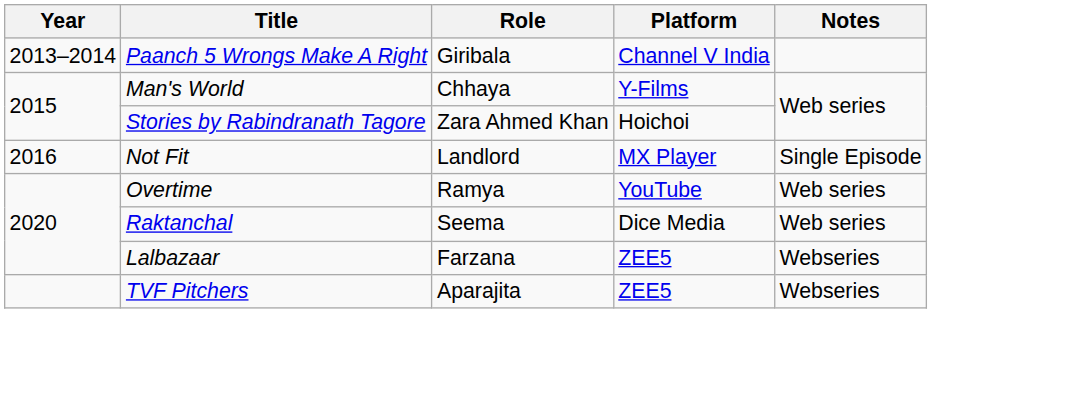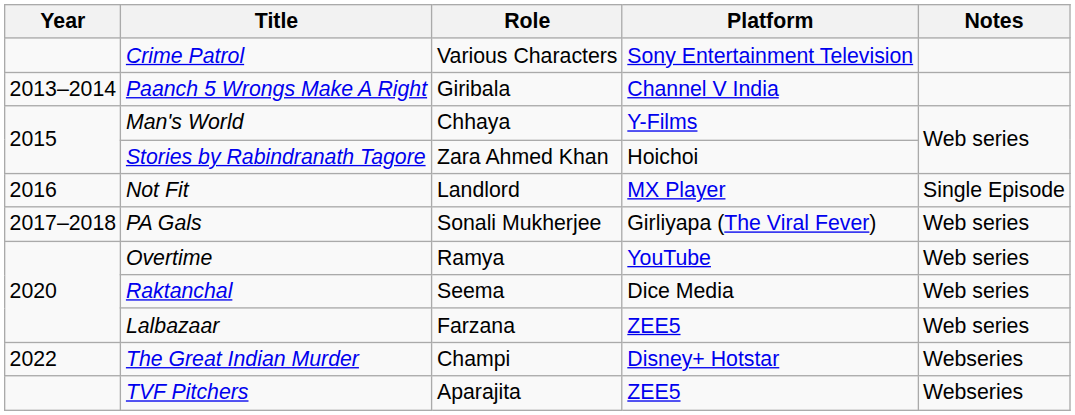+ row: (185, 55)
+ row: (164, 223)
(830, 257) Webseries -> (976, 325) Web series
+ row: (242, 358)
